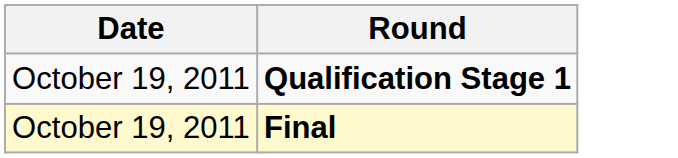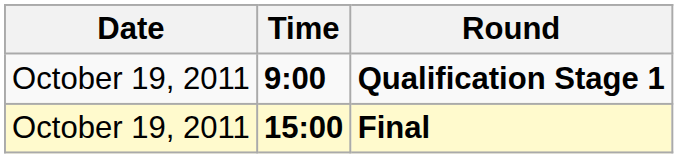+ column: (304, 29)
